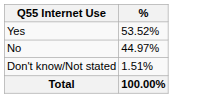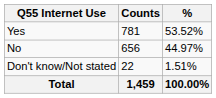+ column: (141, 13)
